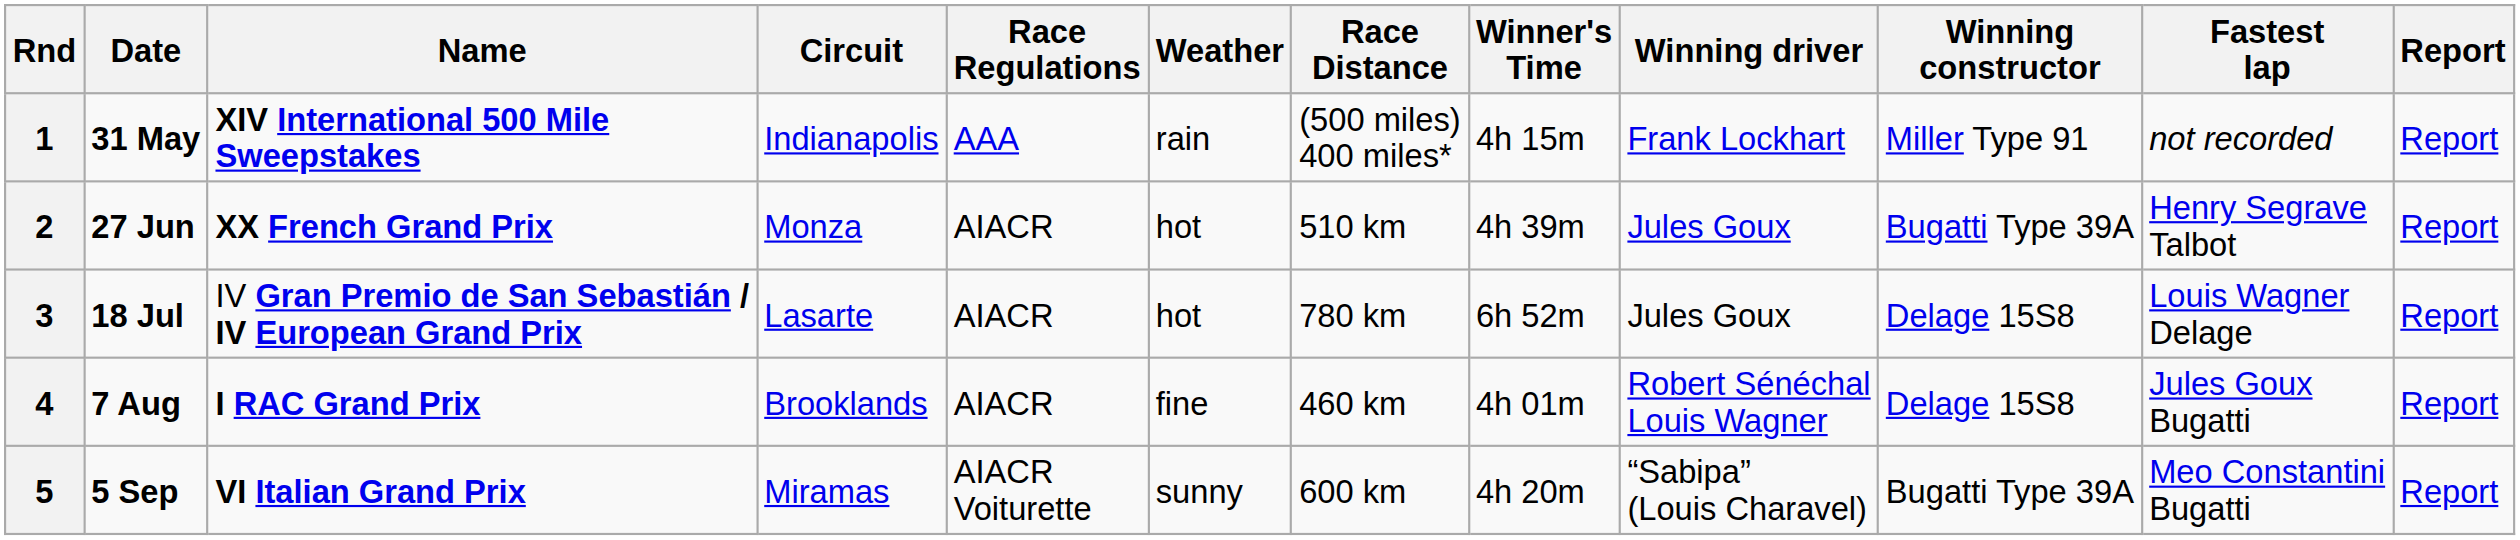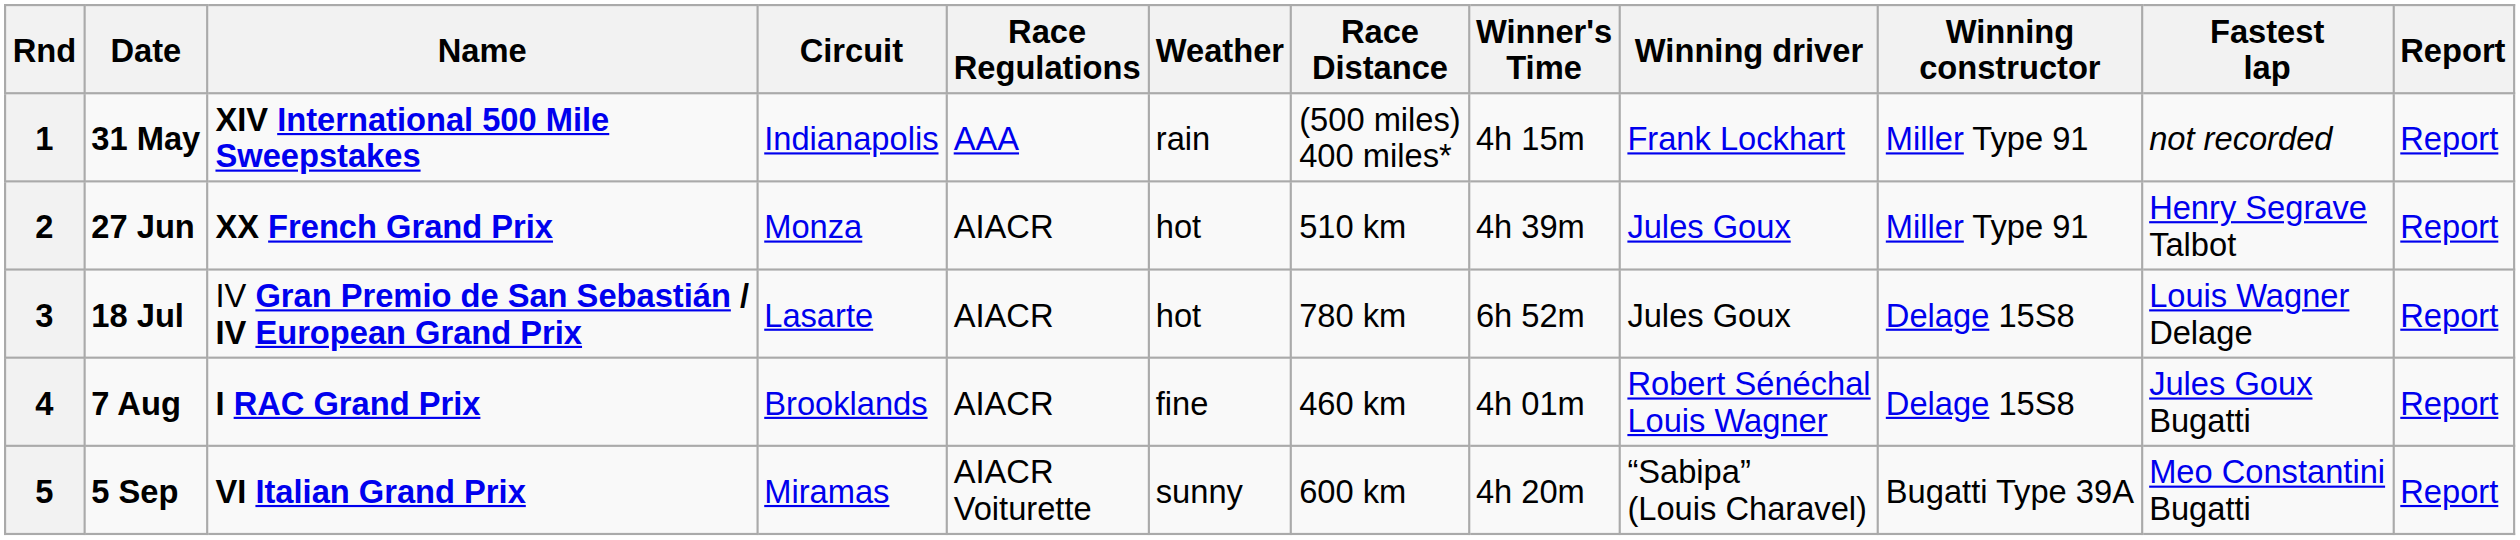(2010, 226) Bugatti Type 39A -> (1987, 226) Miller Type 91
